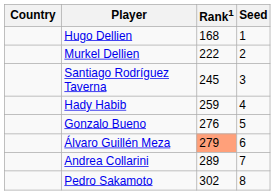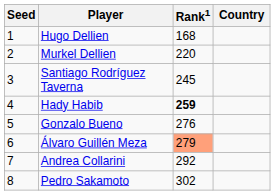columns swapped: (33, 15) <-> (253, 15)
(209, 54) 222 -> (186, 54) 220
(209, 105) normal -> (186, 105) bold
(209, 161) 289 -> (186, 161) 292
